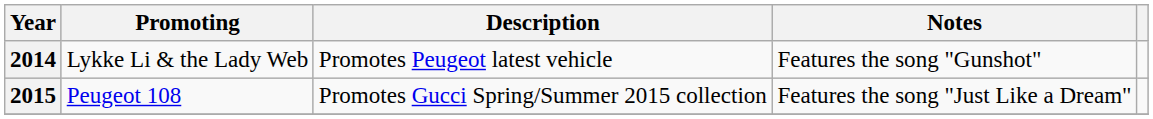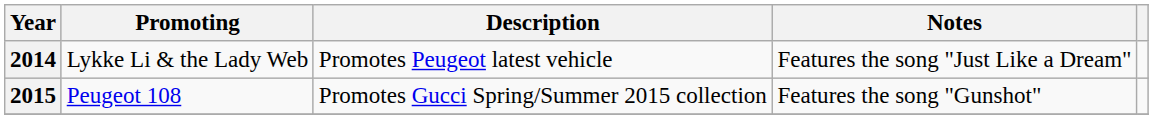(909, 59) Features the song "Gunshot" -> (954, 59) Features the song "Just Like a Dream"
(954, 95) Features the song "Just Like a Dream" -> (909, 95) Features the song "Gunshot"
